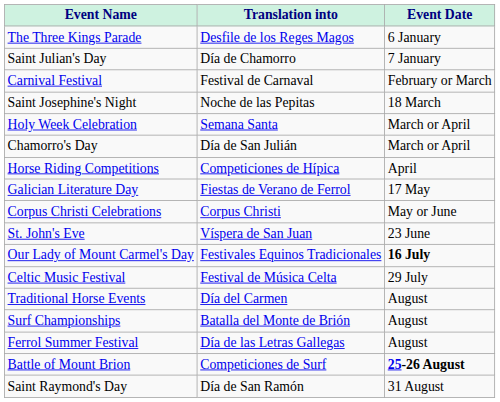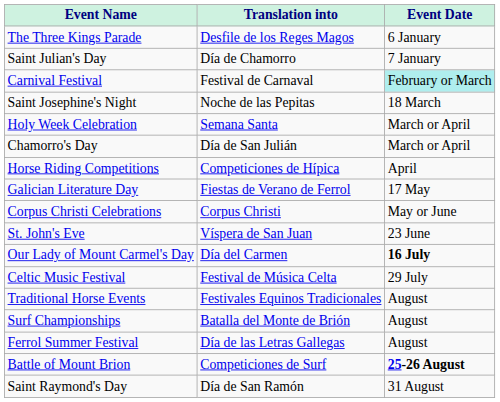(440, 80) no background -> (440, 80) paleturquoise background
(291, 255) Festivales Equinos Tradicionales -> (244, 255) Día del Carmen
(244, 299) Día del Carmen -> (291, 299) Festivales Equinos Tradicionales
